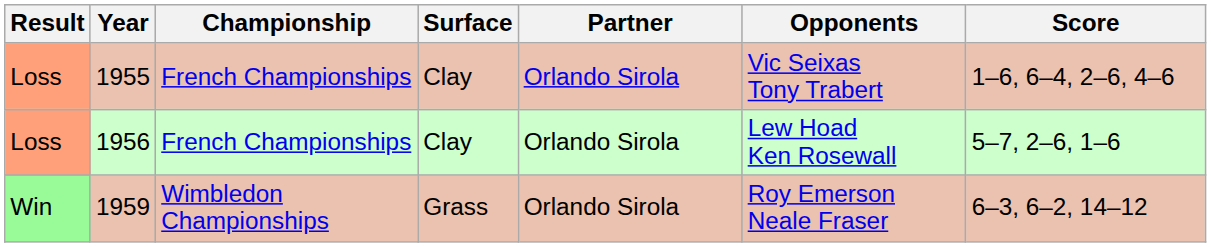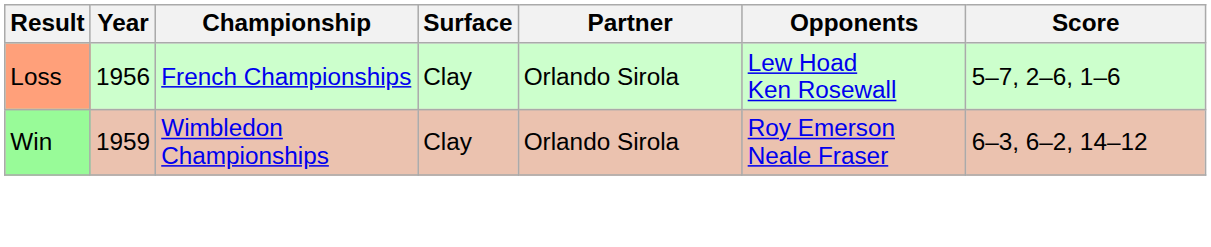- row: (123, 76)
(456, 207) Grass -> (448, 141) Clay
